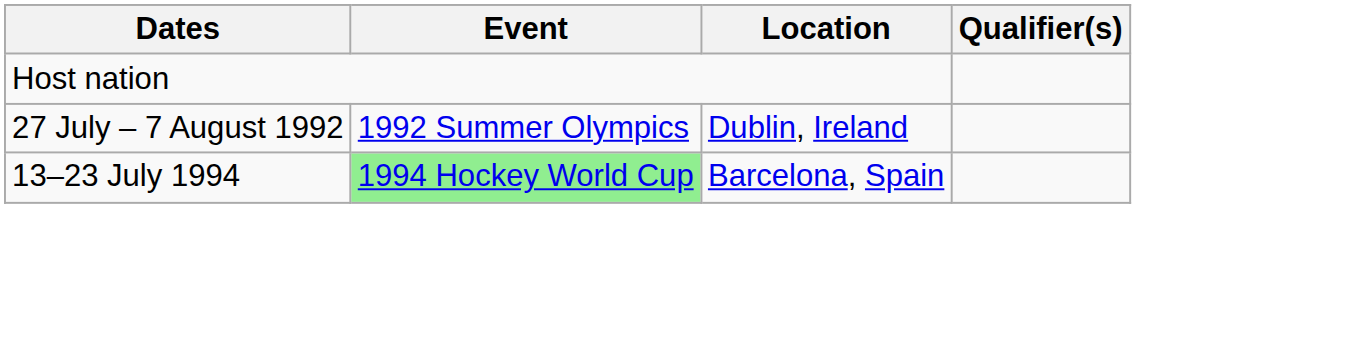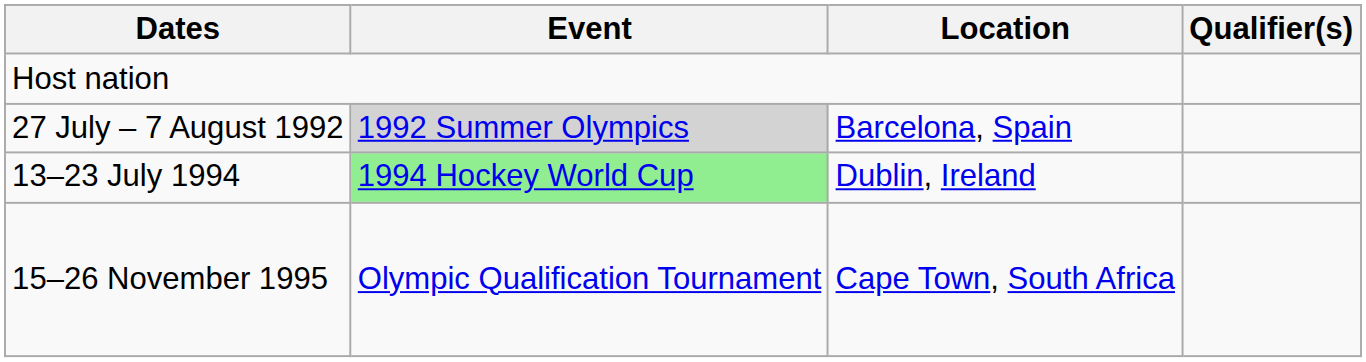(523, 127) no background -> (523, 127) lightgrey background
(808, 127) Dublin, Ireland -> (954, 127) Barcelona, Spain
(826, 176) Barcelona, Spain -> (936, 176) Dublin, Ireland
+ row: (170, 278)
